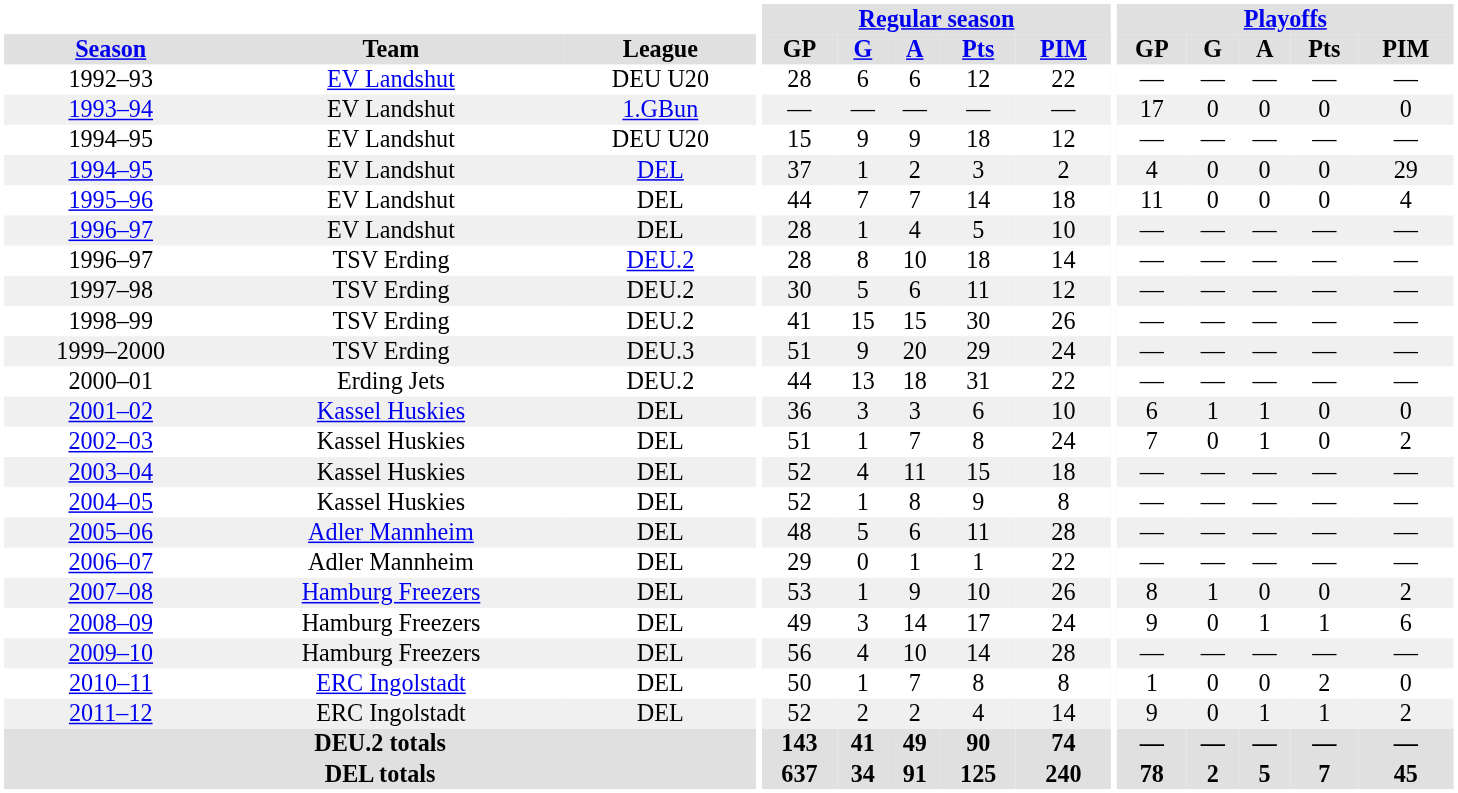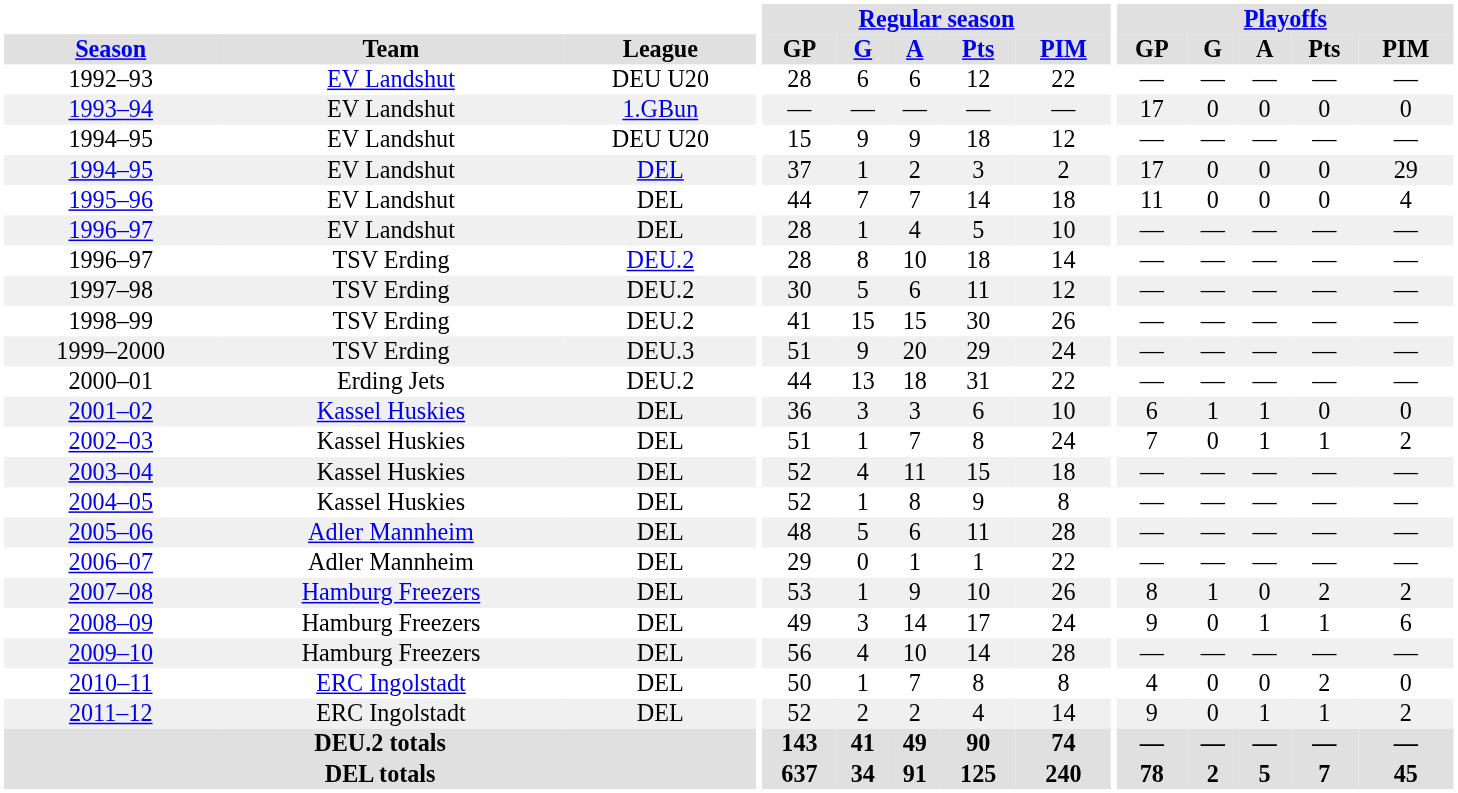(1152, 169) 4 -> (1152, 169) 17
(1324, 441) 0 -> (1324, 441) 1
(1324, 592) 0 -> (1324, 592) 2
(1152, 683) 1 -> (1152, 683) 4
